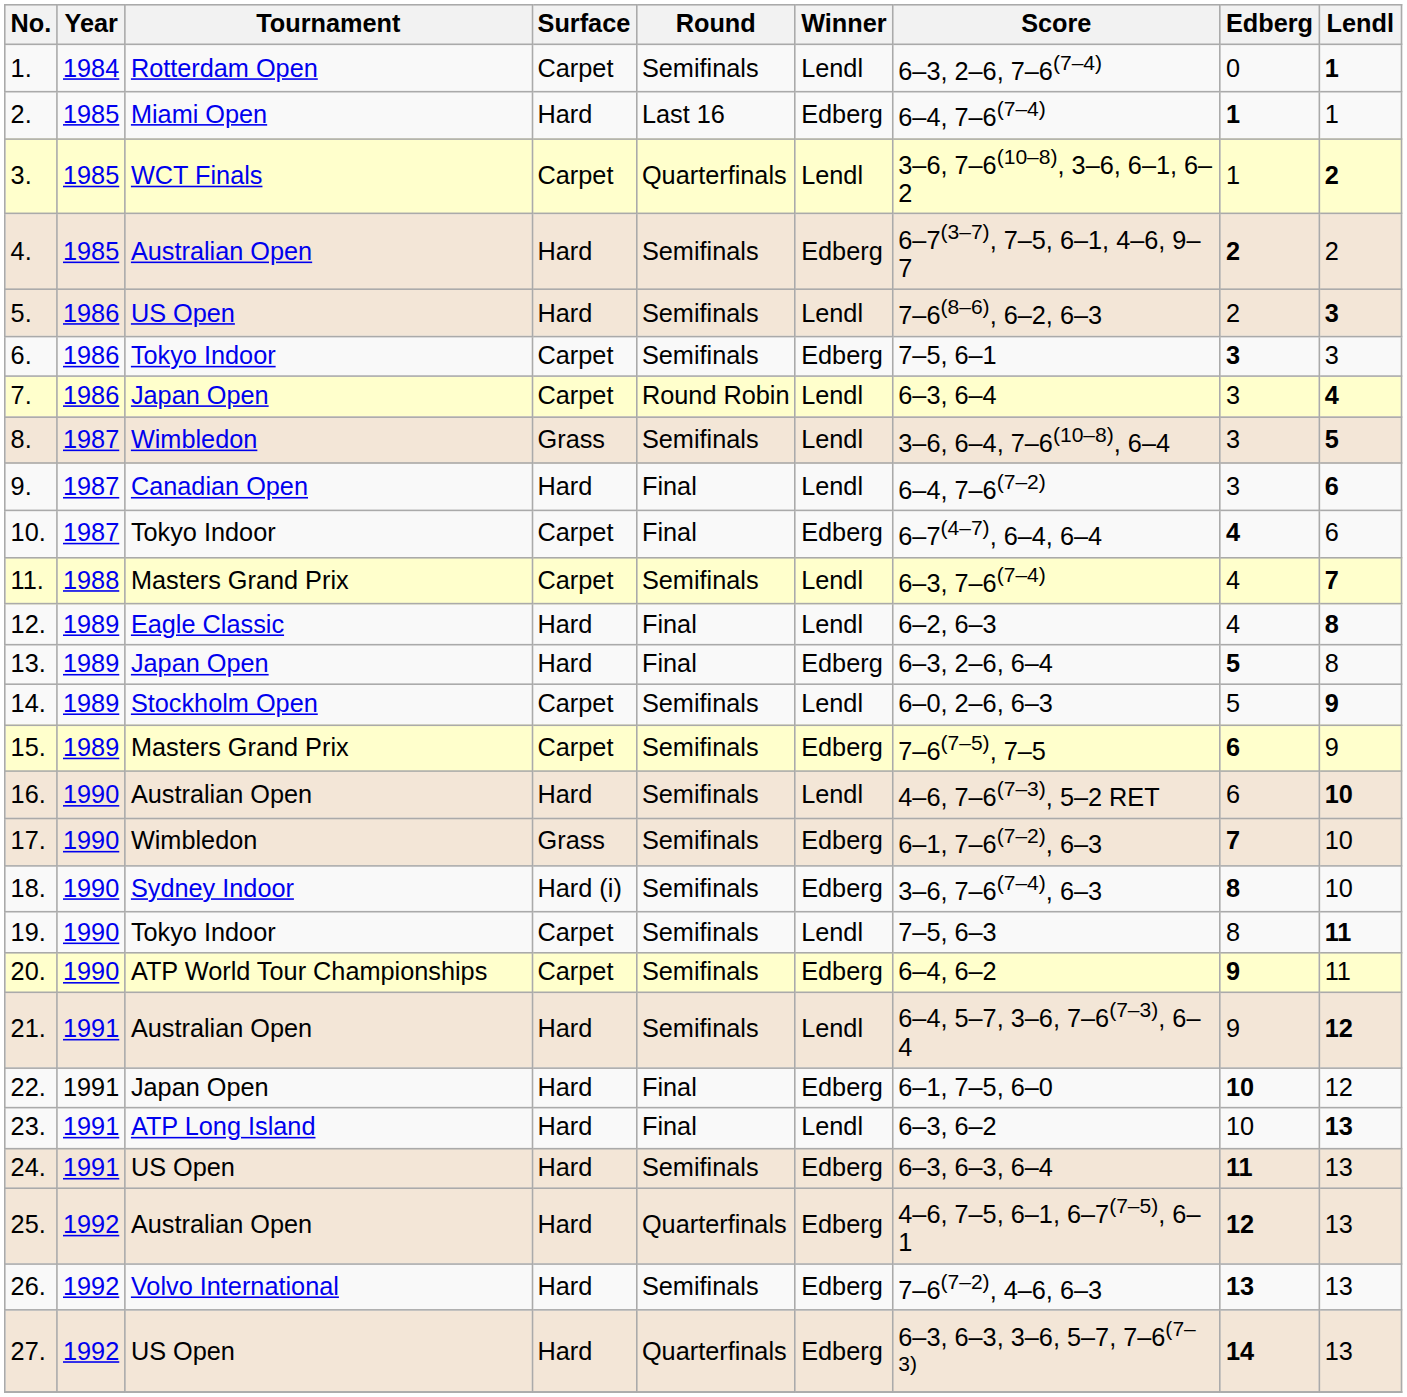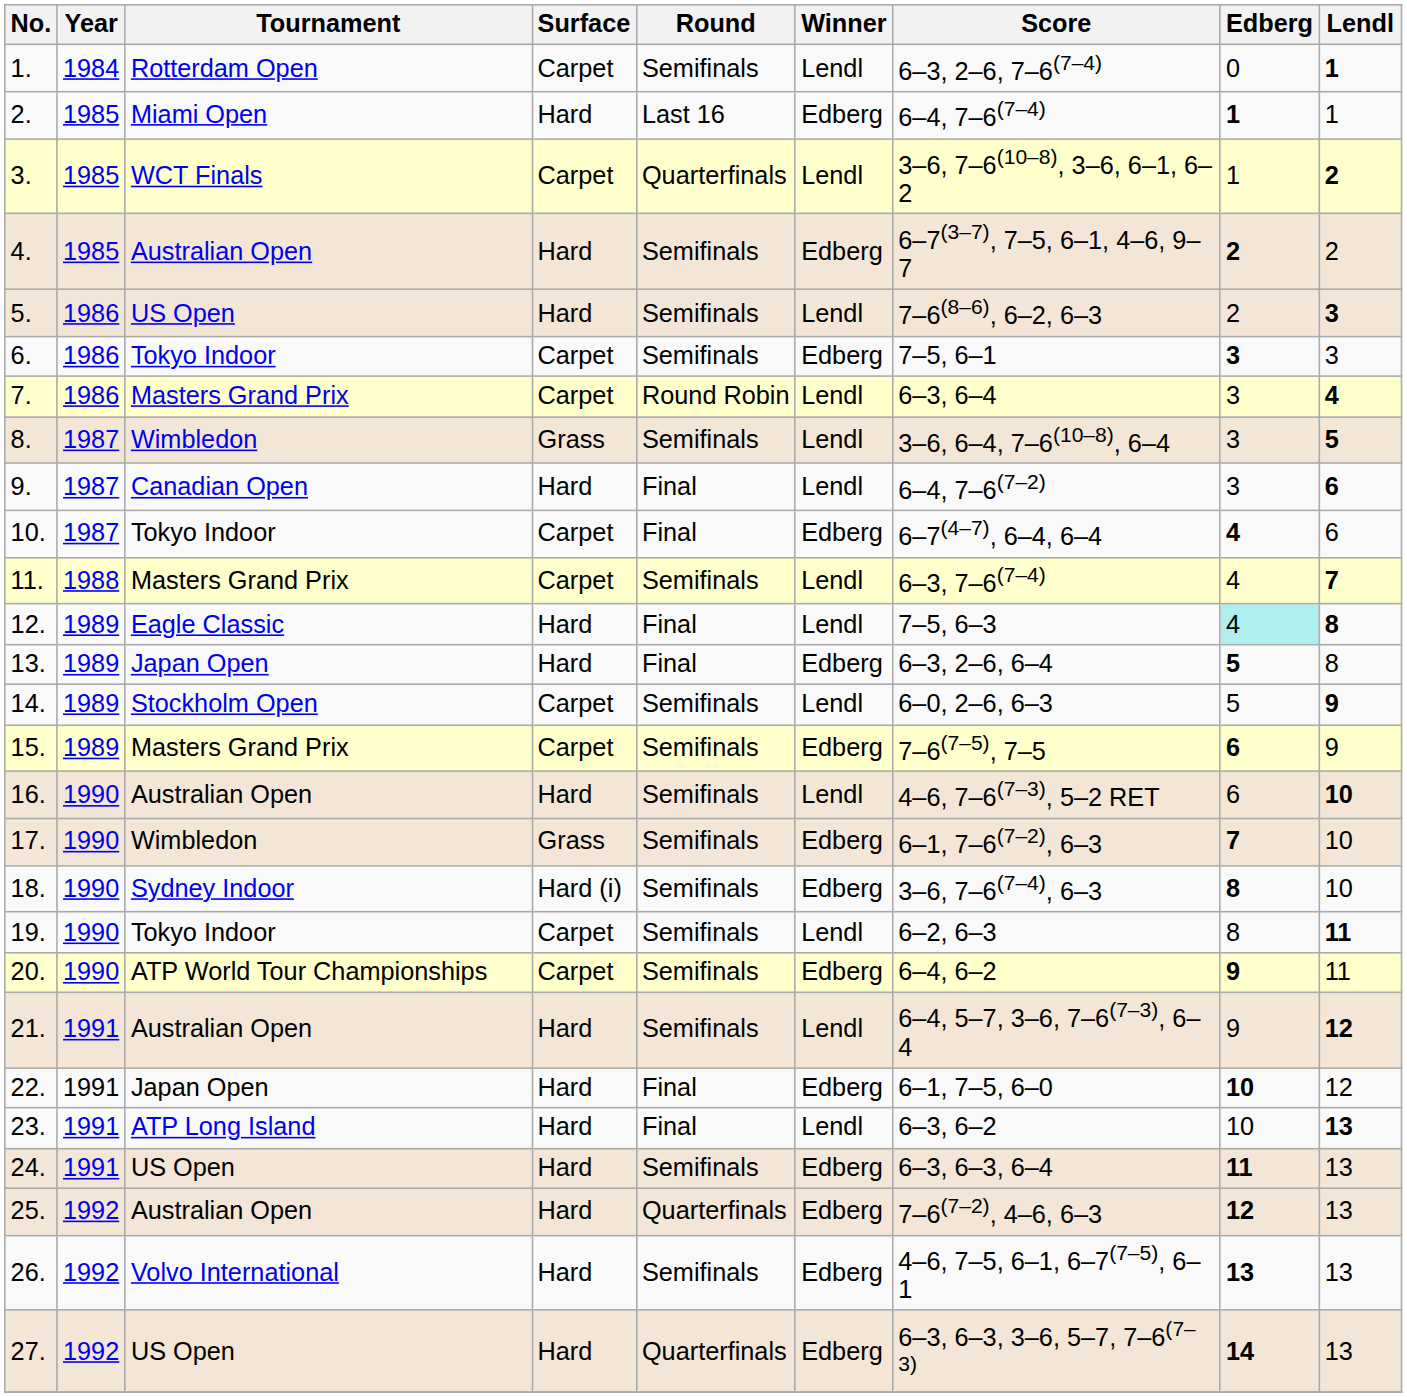(200, 396) Japan Open -> (240, 396) Masters Grand Prix
(947, 624) 6–2, 6–3 -> (947, 624) 7–5, 6–3
(1233, 624) no background -> (1233, 624) paleturquoise background
(947, 932) 7–5, 6–3 -> (947, 932) 6–2, 6–3
(1049, 1225) 4–6, 7–5, 6–1, 6–7(7–5), 6–1 -> (1000, 1211) 7–6(7–2), 4–6, 6–3
(1000, 1286) 7–6(7–2), 4–6, 6–3 -> (1049, 1272) 4–6, 7–5, 6–1, 6–7(7–5), 6–1
